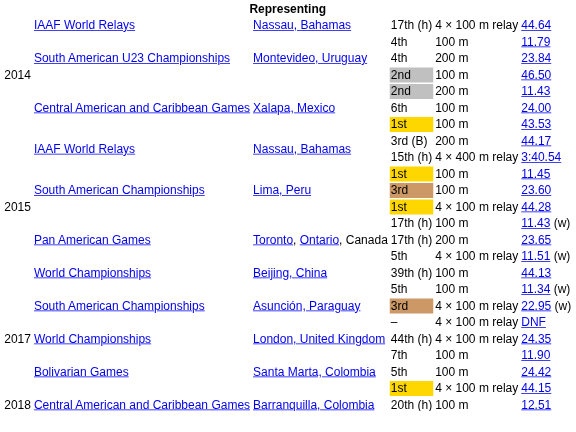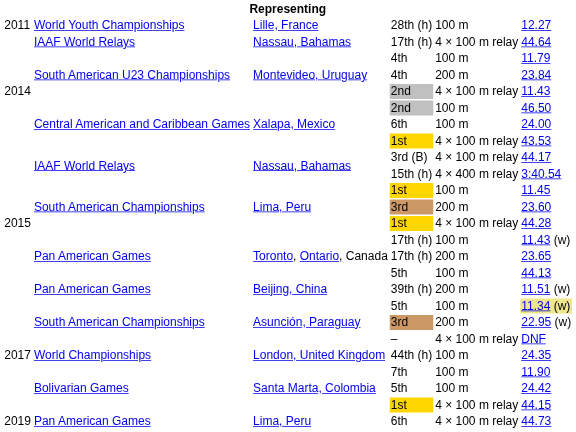+ row: (286, 25)
(452, 75) 100 m -> (477, 91) 4 × 100 m relay
(536, 75) 46.50 -> (536, 91) 11.43
(452, 91) 200 m -> (452, 108) 100 m
(536, 91) 11.43 -> (536, 108) 46.50
(452, 124) 100 m -> (477, 141) 4 × 100 m relay
(452, 141) 200 m -> (477, 157) 4 × 100 m relay
(452, 190) 100 m -> (452, 207) 200 m
(477, 256) 4 × 100 m relay -> (452, 273) 100 m
(546, 256) 11.51 (w) -> (536, 273) 44.13
(93, 273) World Championships -> (92, 289) Pan American Games
(452, 273) 100 m -> (452, 289) 200 m
(536, 273) 44.13 -> (546, 289) 11.51 (w)
(546, 289) no background -> (546, 306) khaki background
(477, 306) 4 × 100 m relay -> (452, 322) 200 m
(477, 339) 4 × 100 m relay -> (452, 355) 100 m
- row: (314, 405)
+ row: (282, 421)
